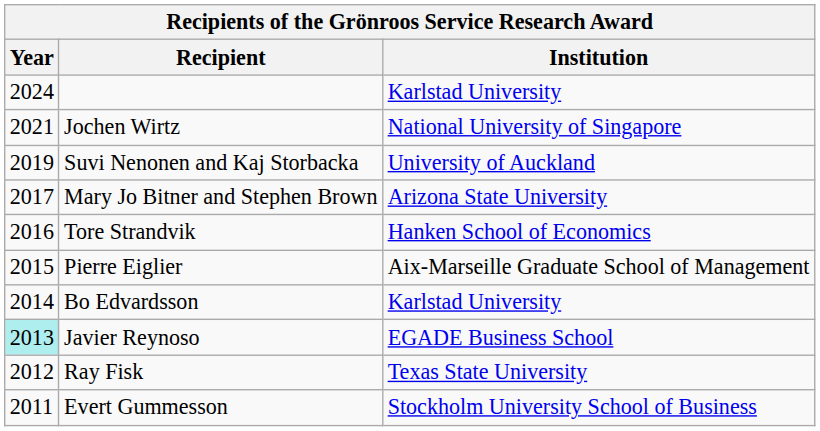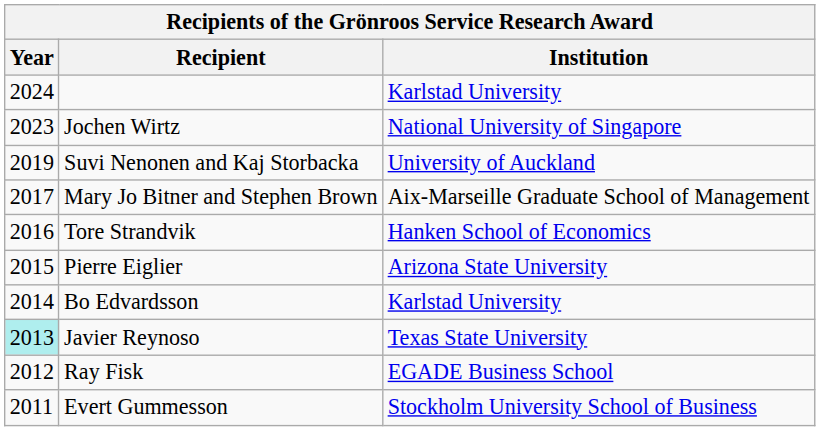(32, 127) 2021 -> (32, 127) 2023
(497, 197) Arizona State University -> (599, 197) Aix-Marseille Graduate School of Management
(599, 267) Aix-Marseille Graduate School of Management -> (497, 267) Arizona State University
(501, 337) EGADE Business School -> (487, 337) Texas State University
(487, 372) Texas State University -> (501, 372) EGADE Business School
